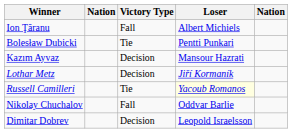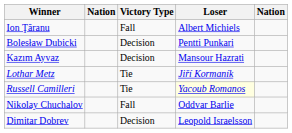(126, 43) Tie -> (137, 43) Decision
(137, 74) Decision -> (126, 74) Tie
